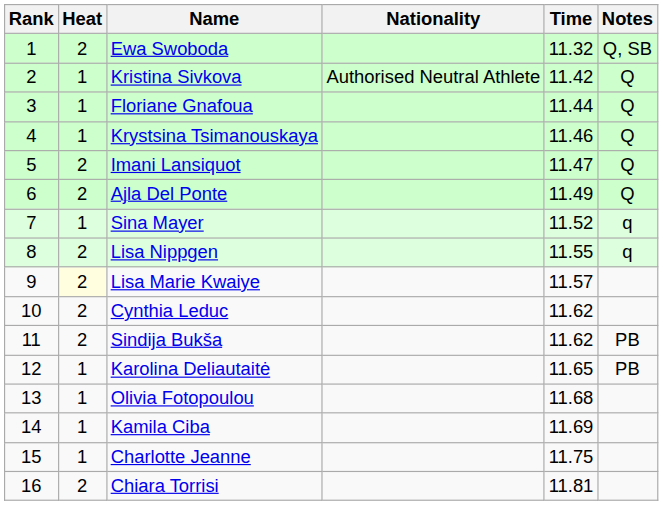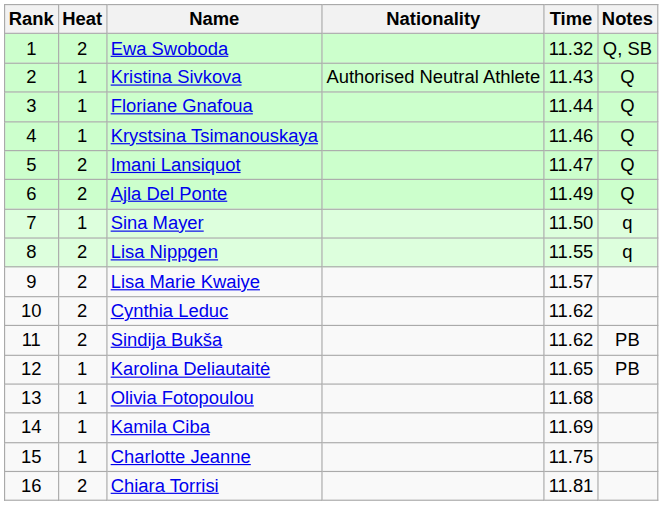(571, 77) 11.42 -> (571, 77) 11.43
(571, 223) 11.52 -> (571, 223) 11.50
(82, 281) lightyellow background -> (82, 281) no background
